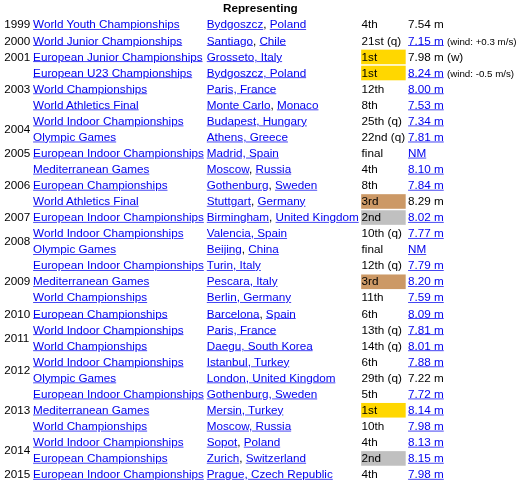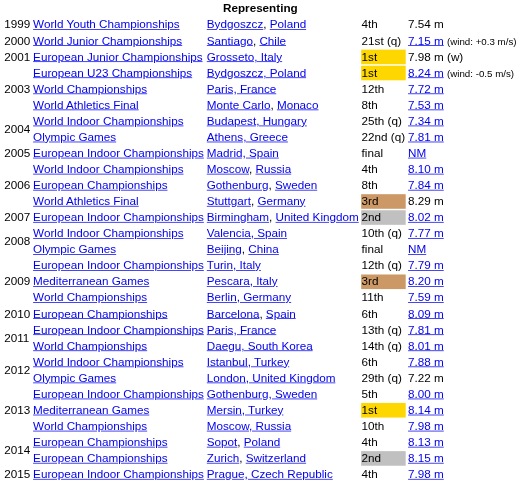(426, 89) 8.00 m -> (426, 89) 7.72 m
(91, 169) Mediterranean Games -> (108, 169) World Indoor Championships
(108, 330) World Indoor Championships -> (118, 330) European Indoor Championships
(426, 394) 7.72 m -> (426, 394) 8.00 m
(108, 442) World Indoor Championships -> (100, 442) European Championships
